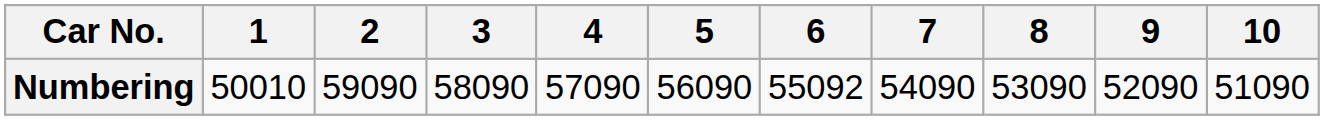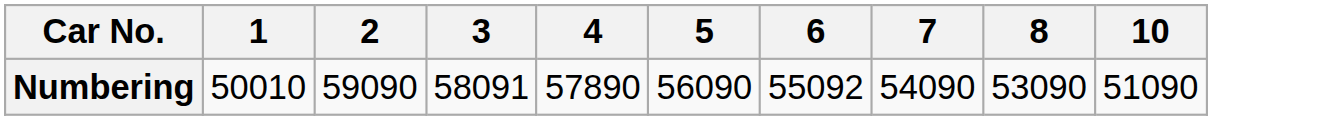- column: (1151, 31)
(481, 86) 58090 -> (481, 86) 58091
(593, 86) 57090 -> (593, 86) 57890
